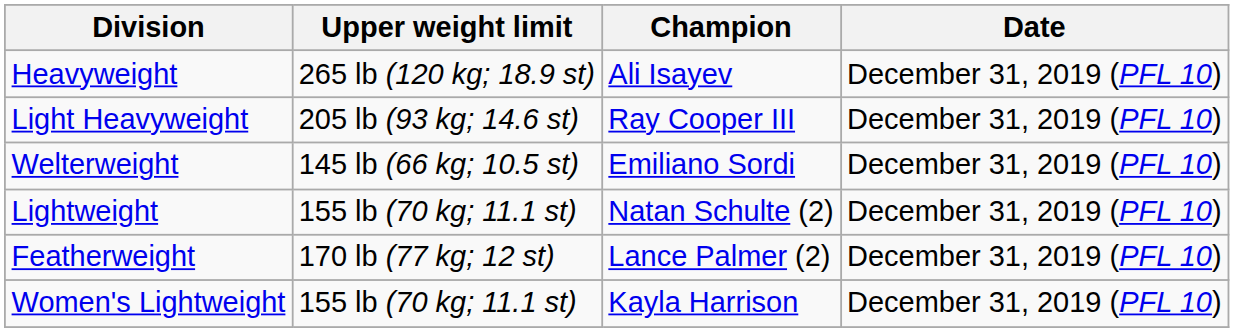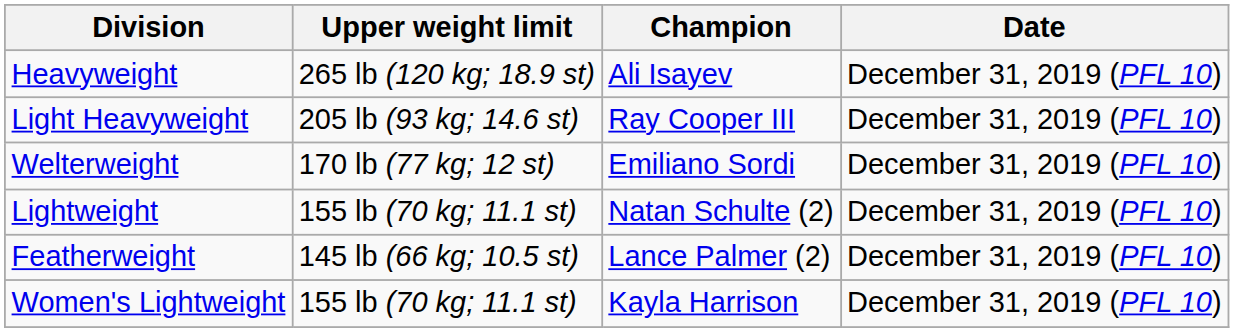(439, 165) 145 lb (66 kg; 10.5 st) -> (427, 165) 170 lb (77 kg; 12 st)
(427, 257) 170 lb (77 kg; 12 st) -> (439, 257) 145 lb (66 kg; 10.5 st)
